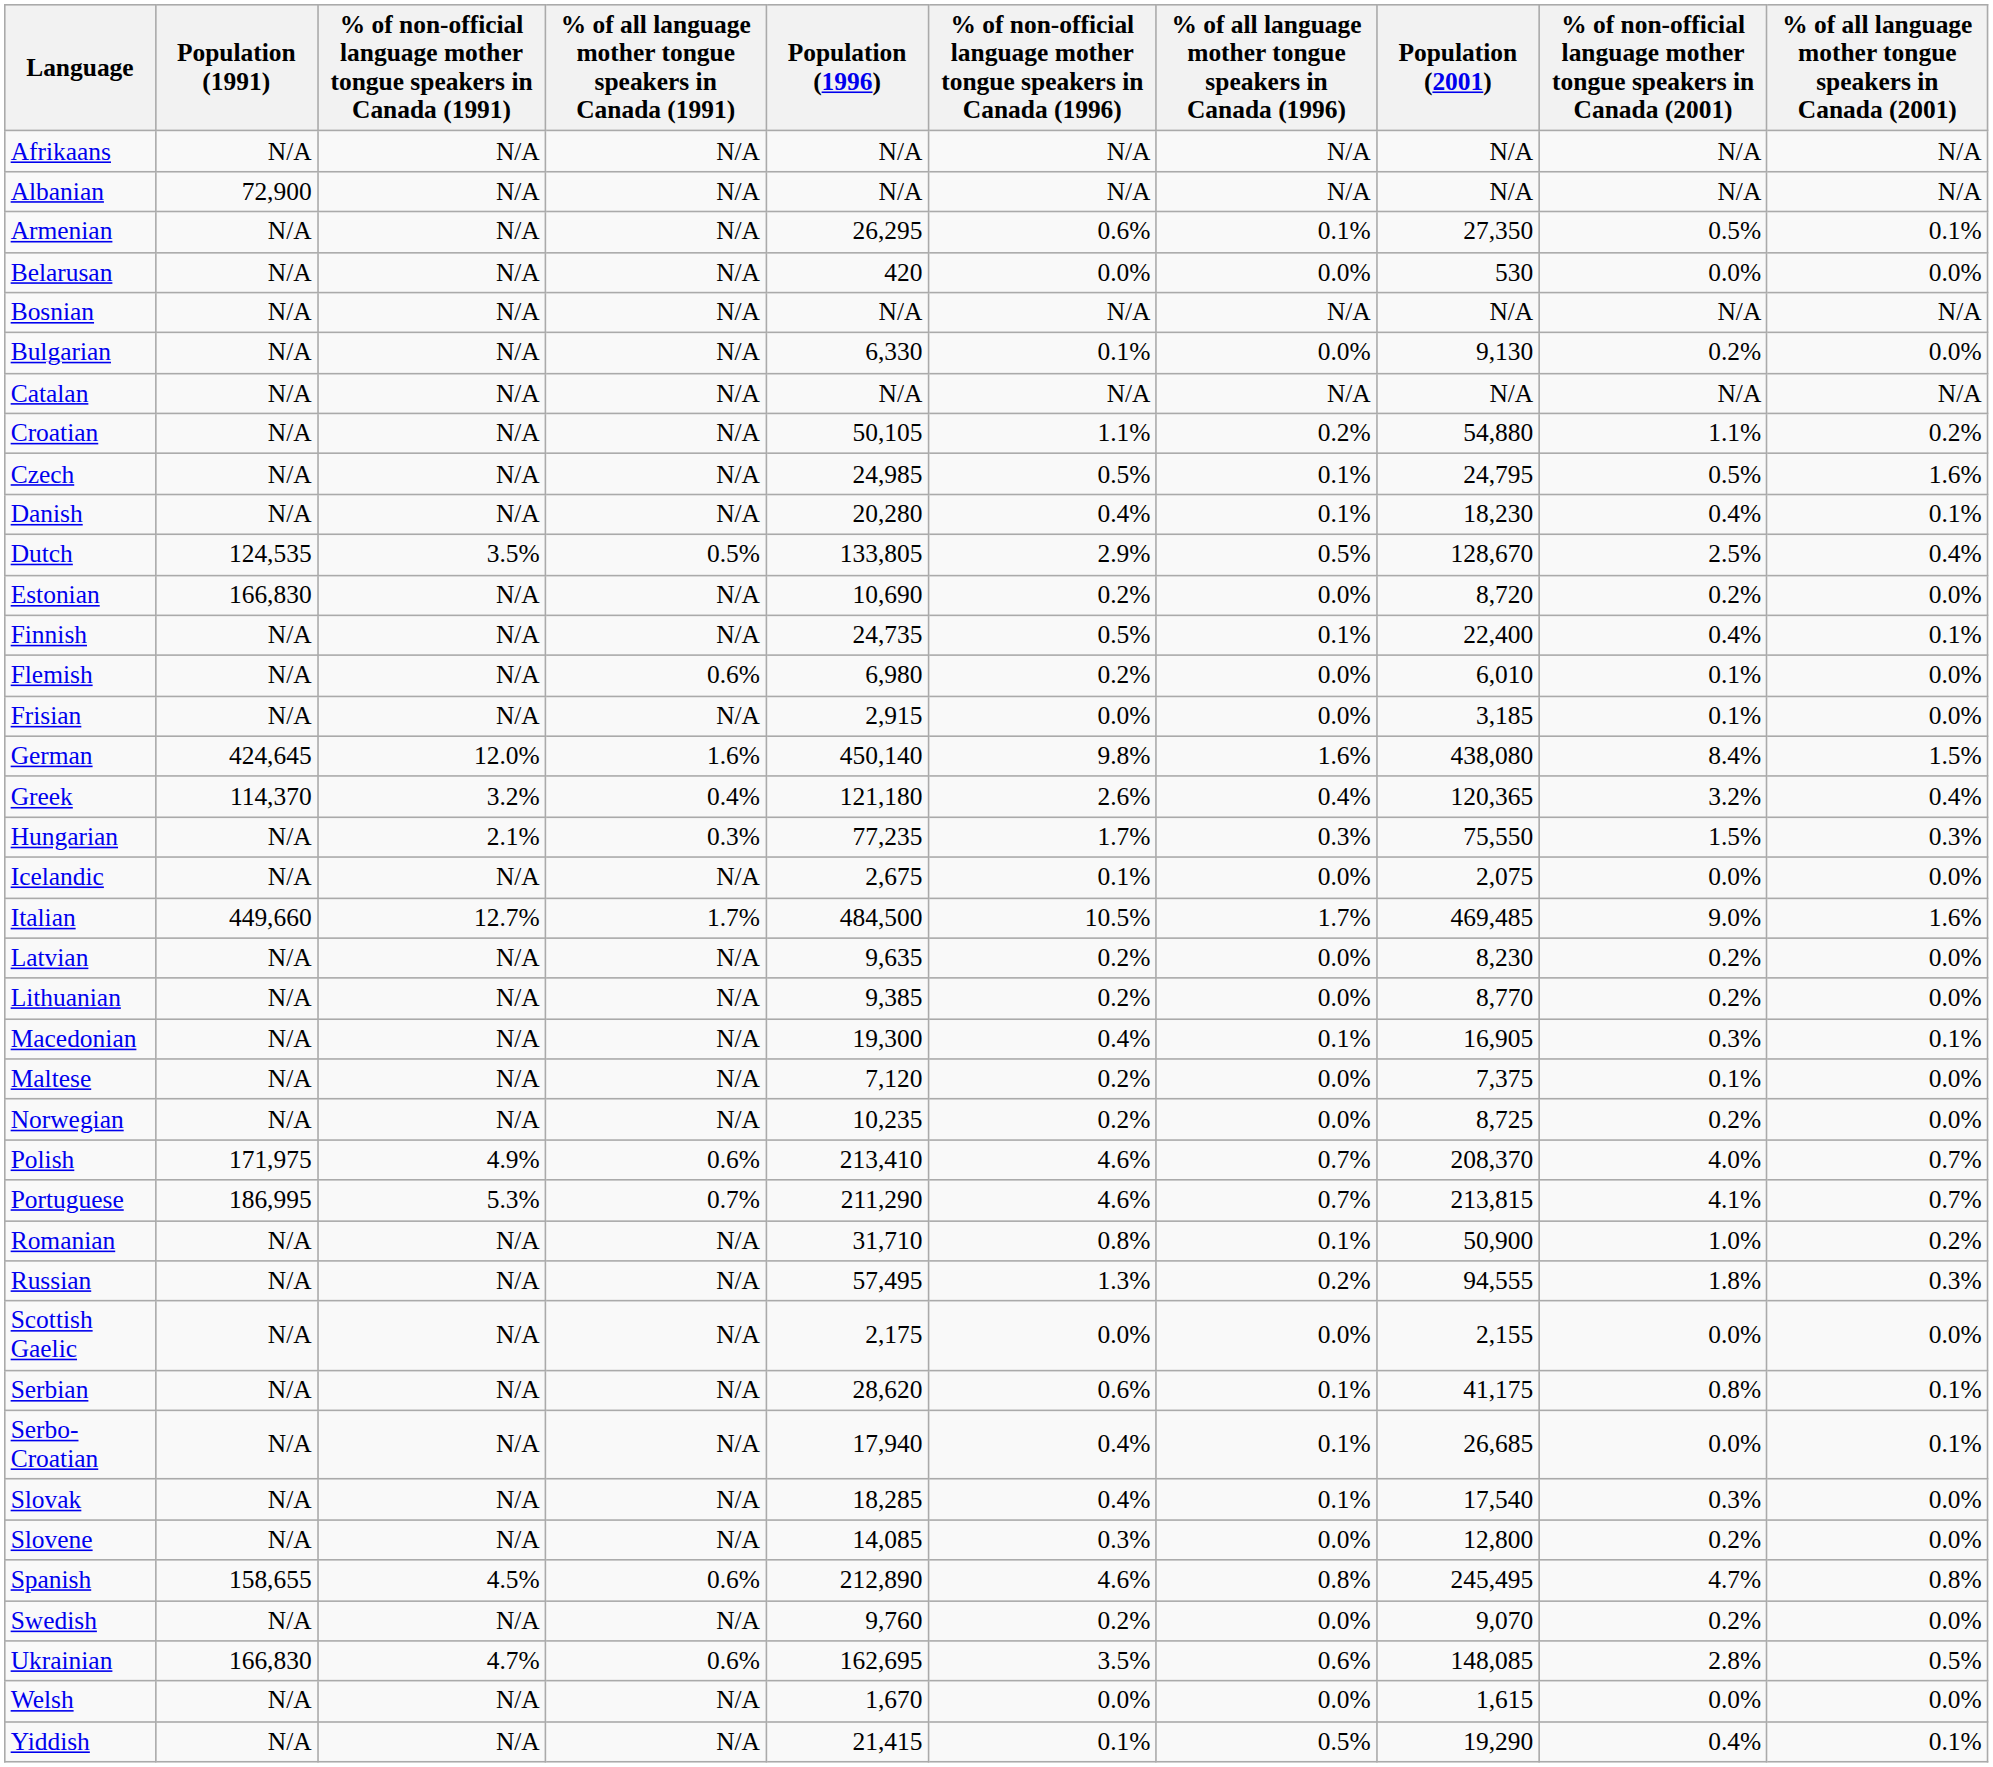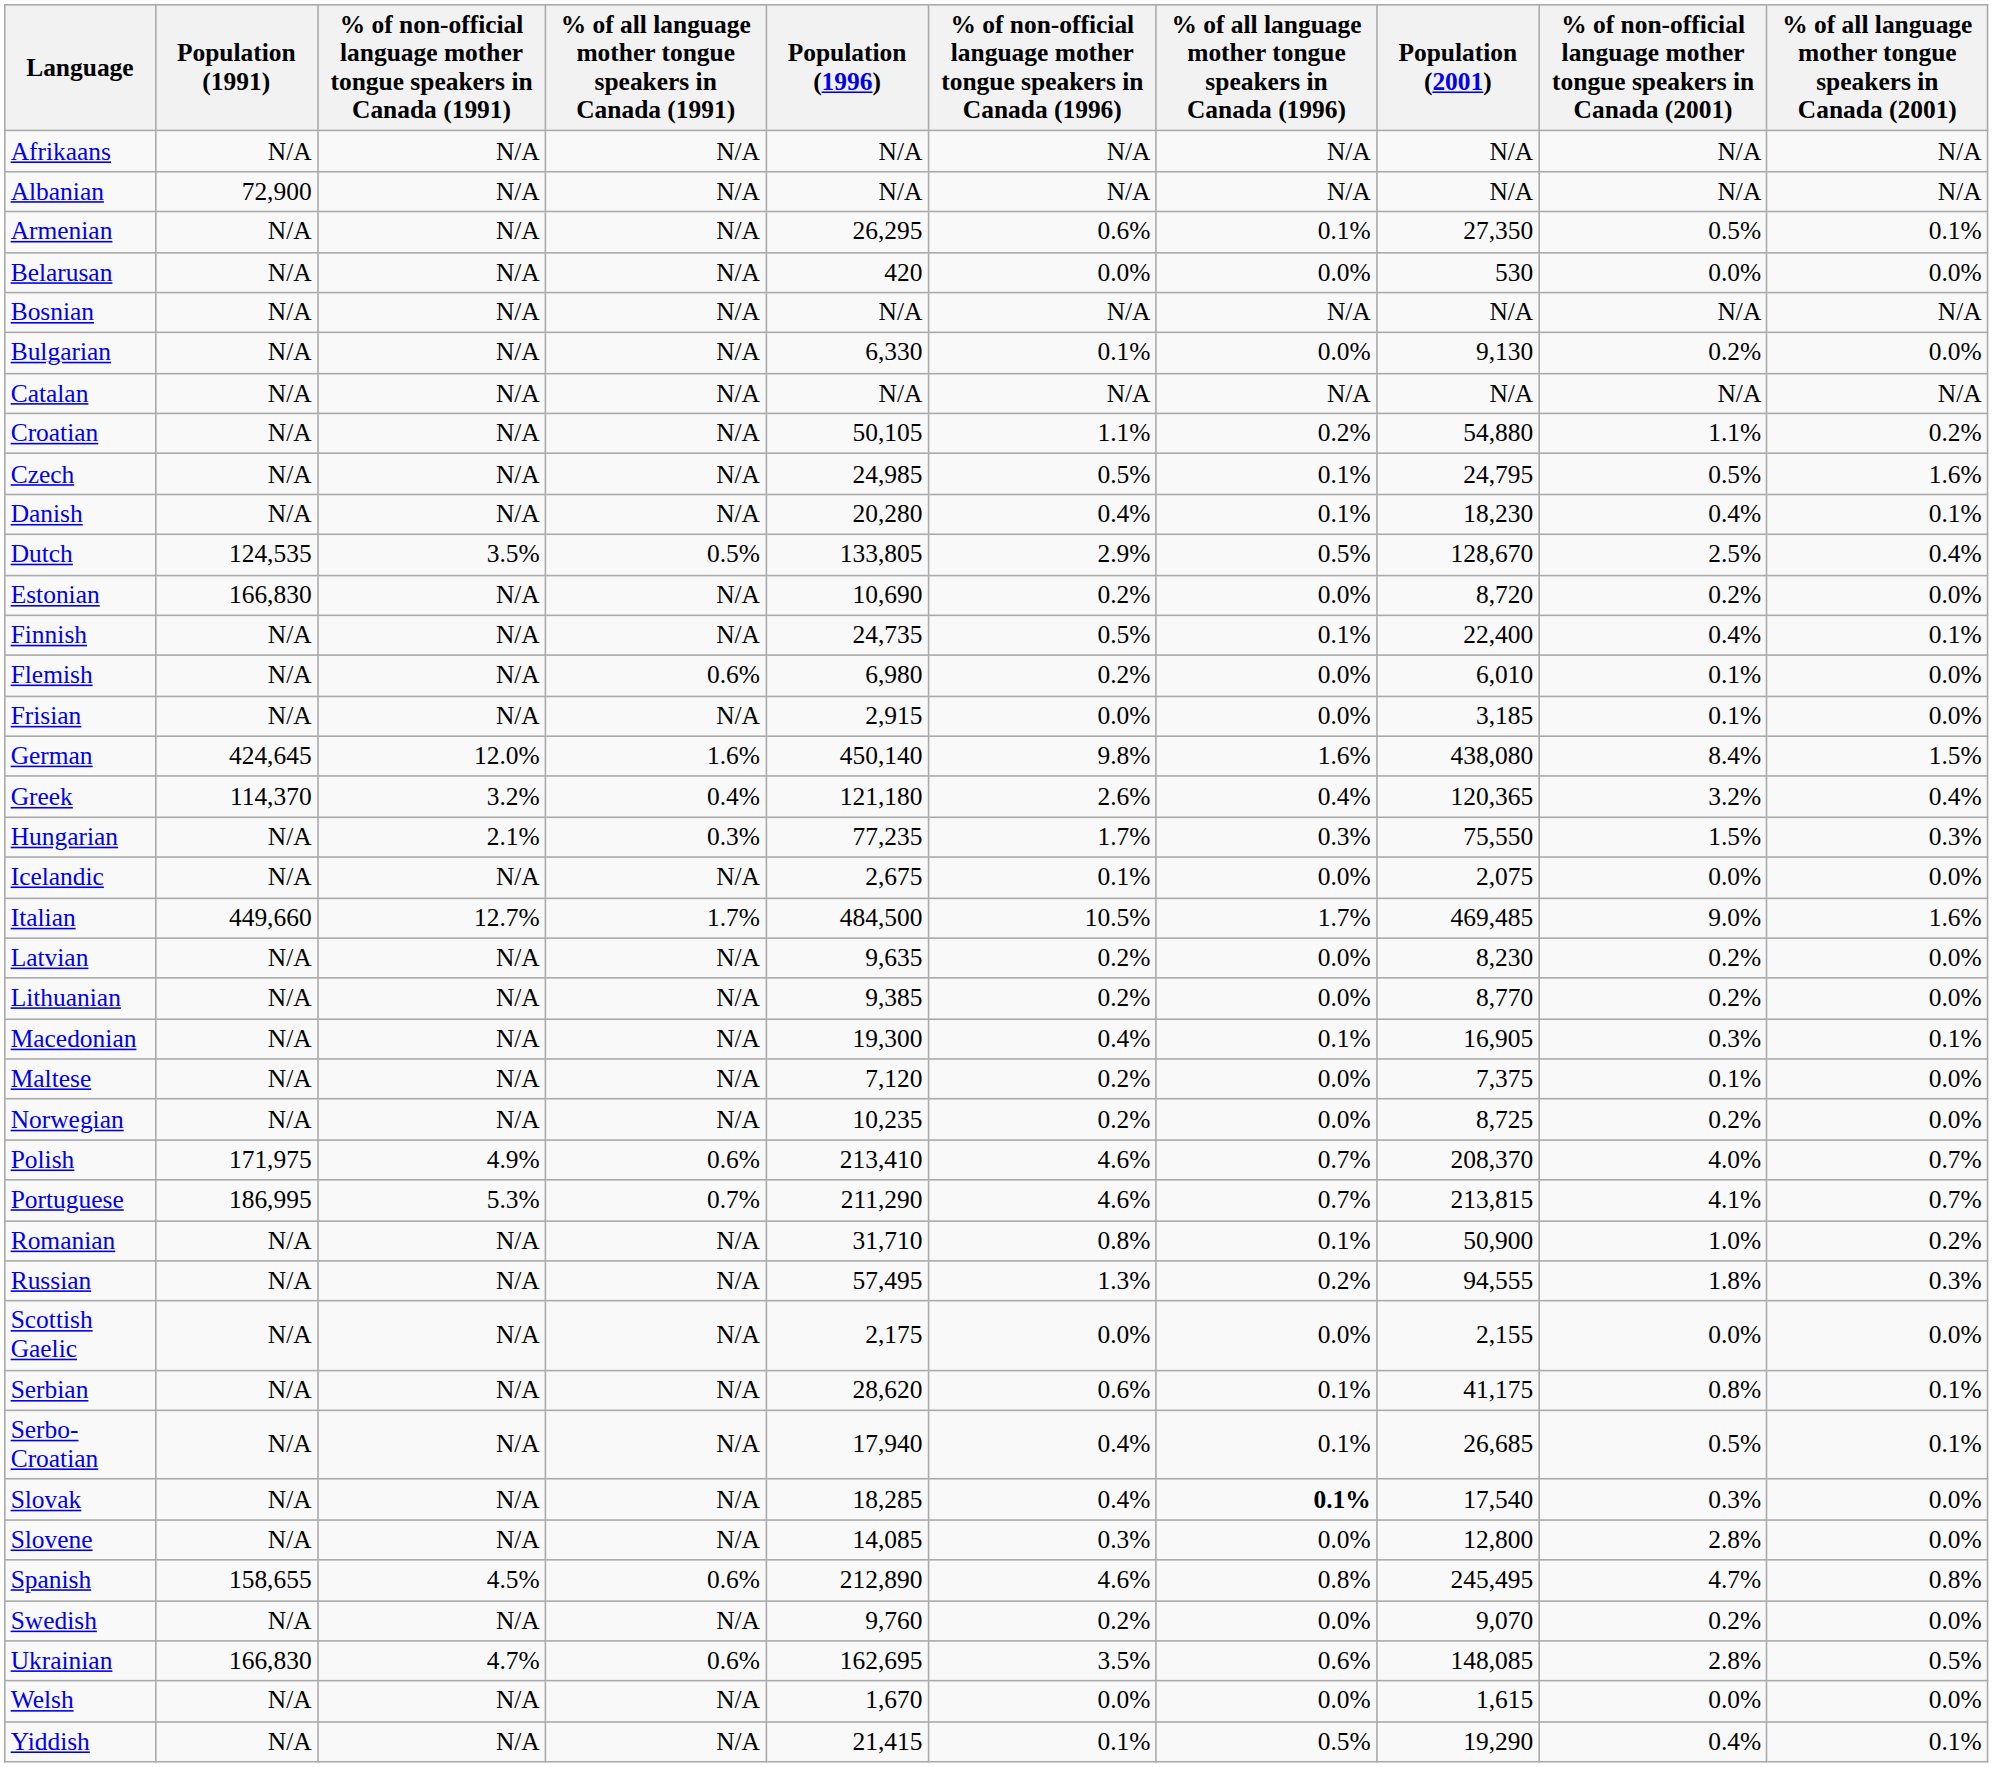(1735, 1444) 0.0% -> (1735, 1444) 0.5%
(1344, 1499) normal -> (1342, 1499) bold
(1735, 1539) 0.2% -> (1735, 1539) 2.8%
